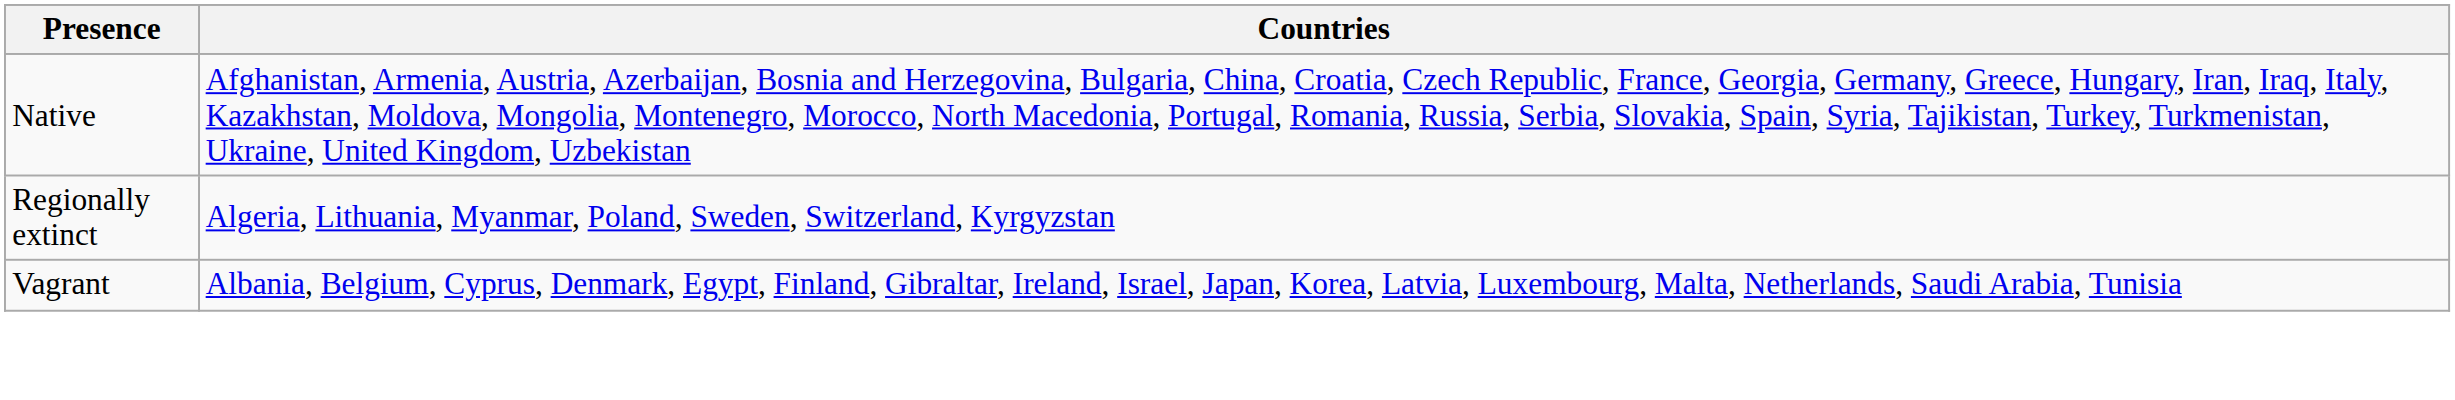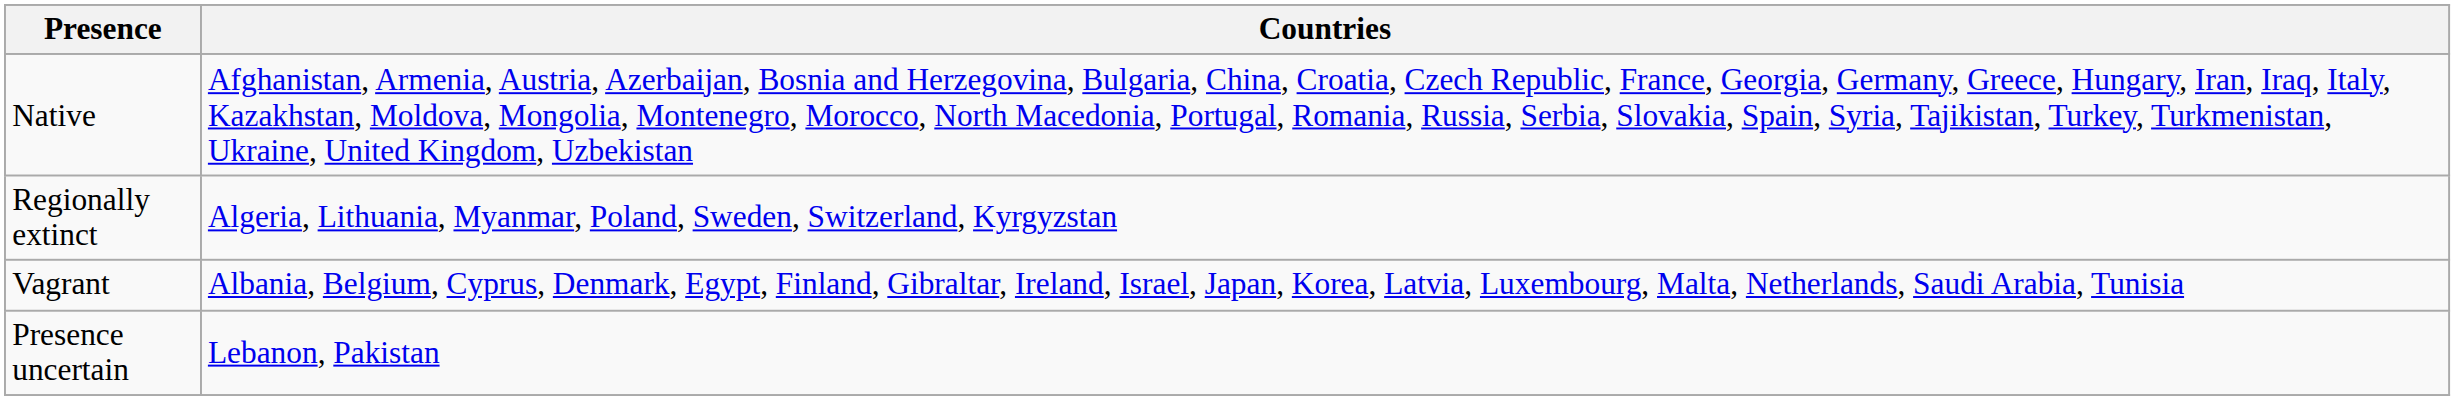+ row: (71, 351)
